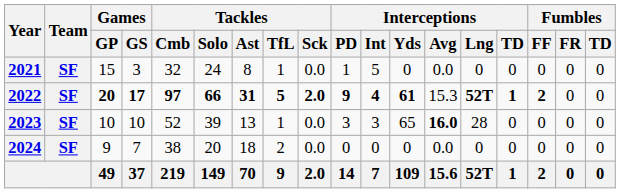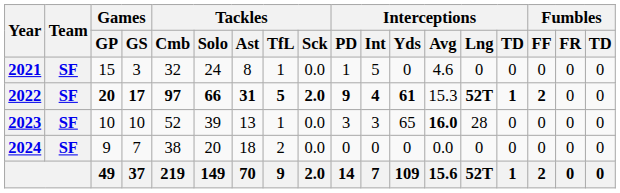(443, 69) 0.0 -> (443, 69) 4.6
